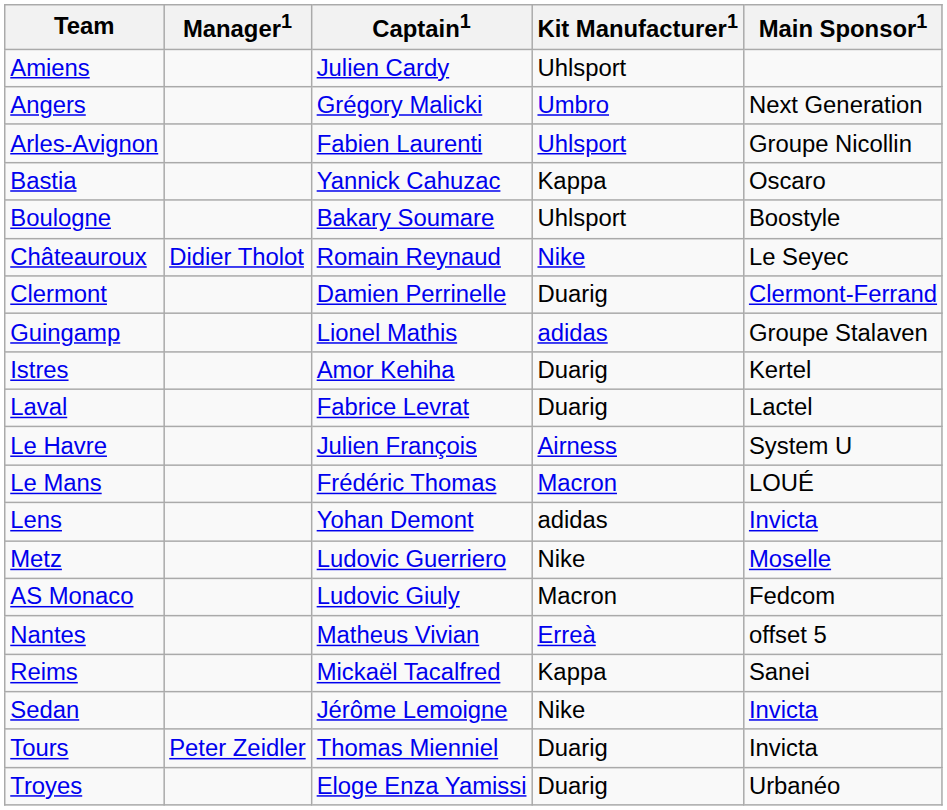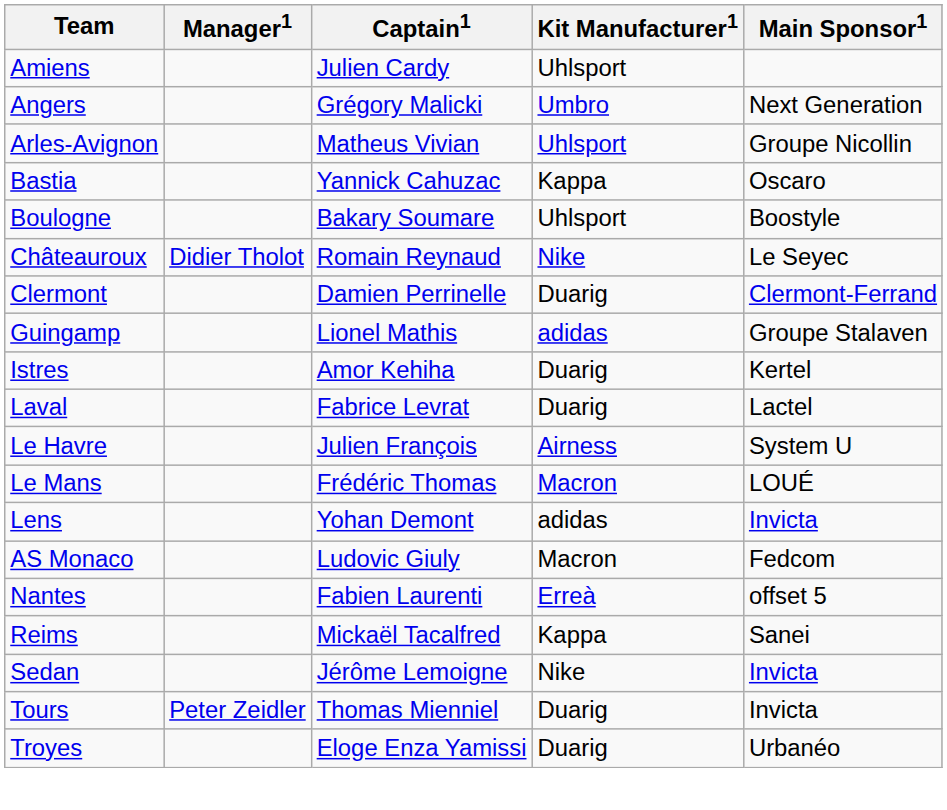(400, 143) Fabien Laurenti -> (398, 143) Matheus Vivian
- row: (36, 559)
(398, 634) Matheus Vivian -> (400, 596) Fabien Laurenti
